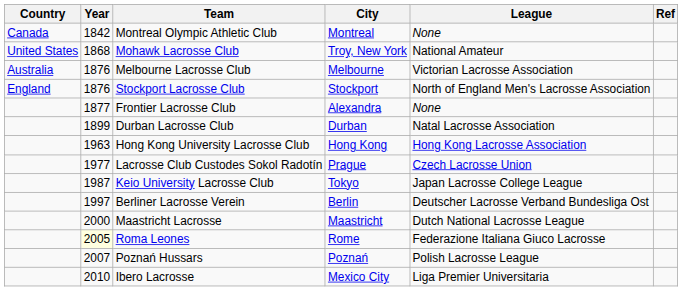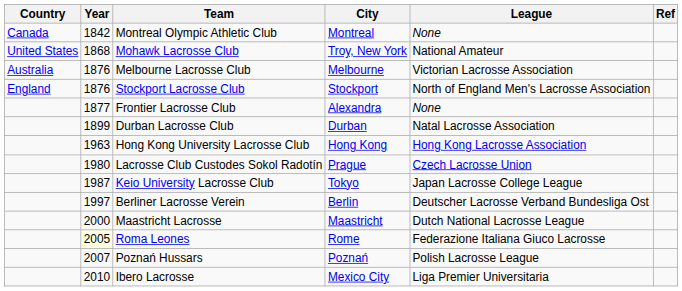(97, 164) 1977 -> (97, 164) 1980
